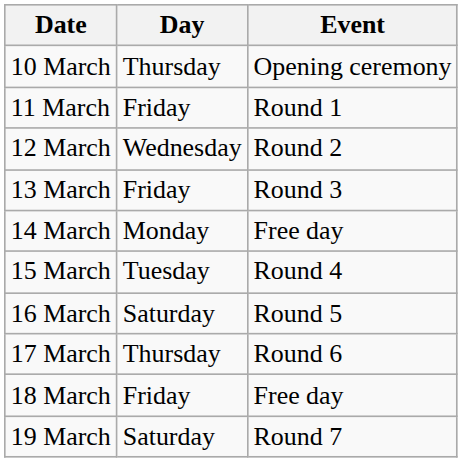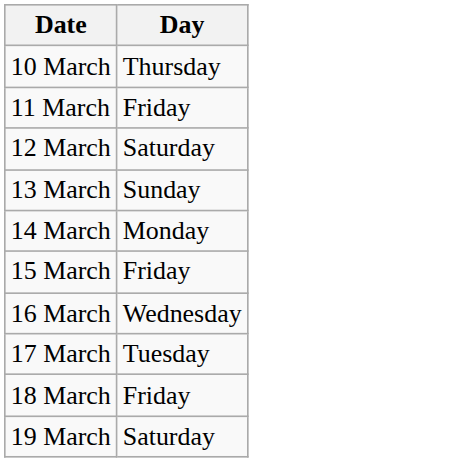- column: (353, 25)
(182, 148) Wednesday -> (169, 148) Saturday
(157, 189) Friday -> (162, 189) Sunday
(166, 271) Tuesday -> (157, 271) Friday
(169, 312) Saturday -> (182, 312) Wednesday
(172, 353) Thursday -> (166, 353) Tuesday
